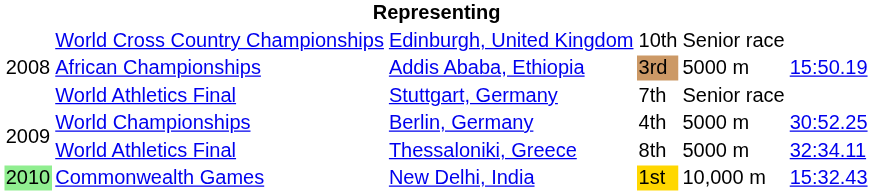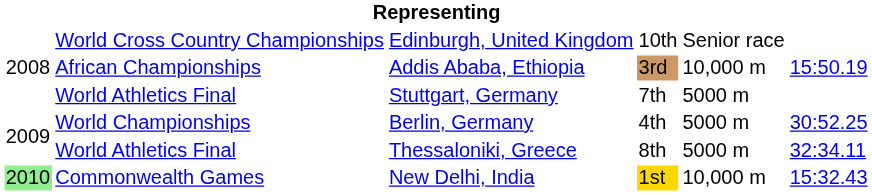(716, 67) 5000 m -> (724, 67) 10,000 m
(734, 95) Senior race -> (716, 95) 5000 m
